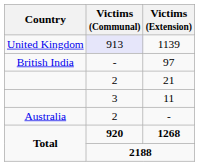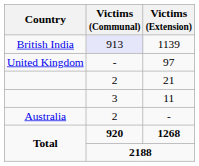(45, 44) United Kingdom -> (45, 44) British India
(45, 62) British India -> (45, 62) United Kingdom
